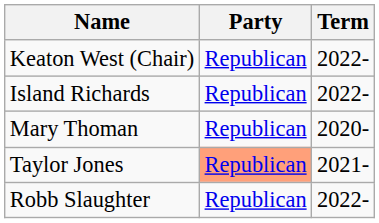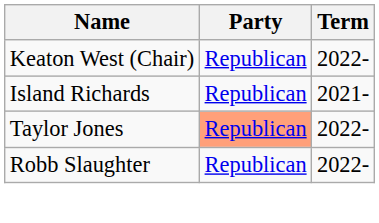(343, 93) 2022- -> (343, 93) 2021-
- row: (74, 128)
(343, 164) 2021- -> (343, 128) 2022-
